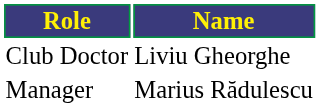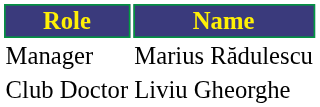rows swapped: (49, 90) <-> (67, 56)
